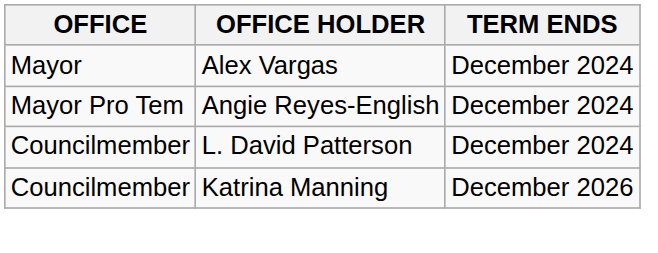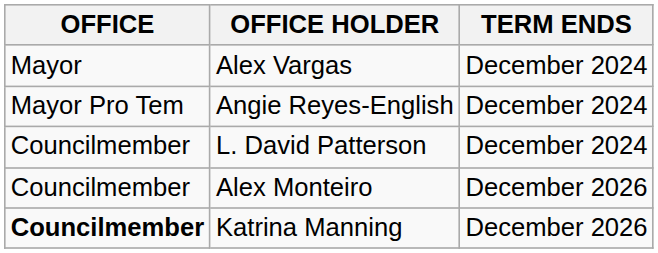+ row: (294, 187)
(100, 187) normal -> (107, 227) bold
